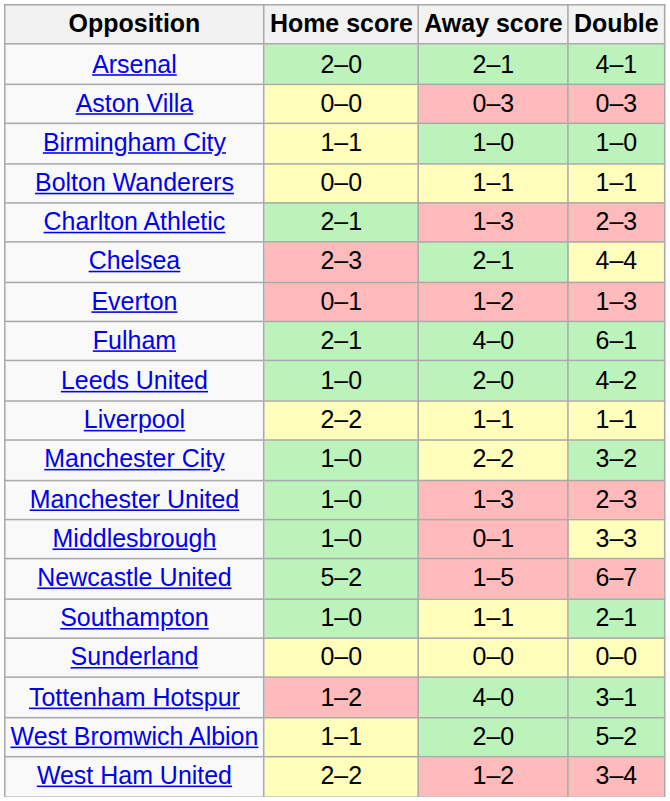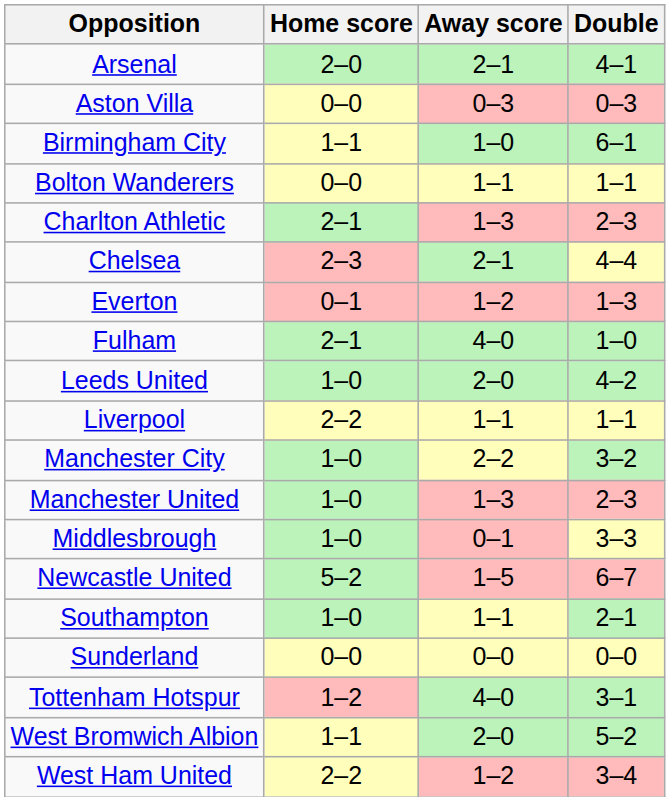(616, 143) 1–0 -> (616, 143) 6–1
(616, 340) 6–1 -> (616, 340) 1–0
